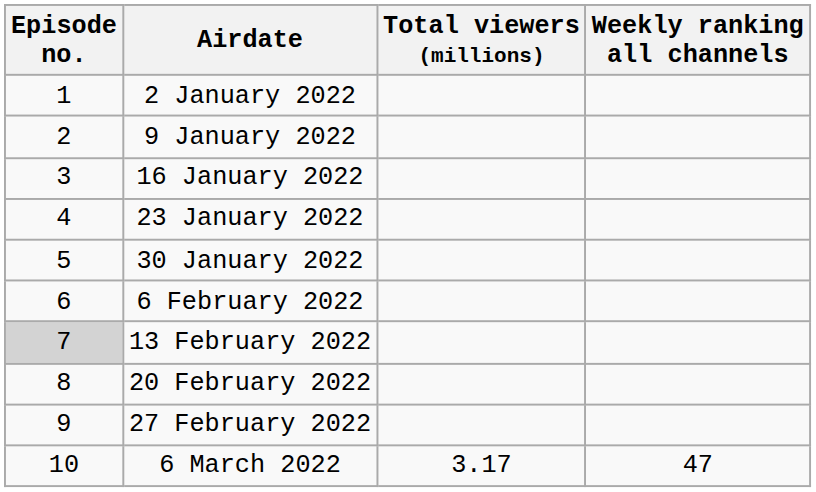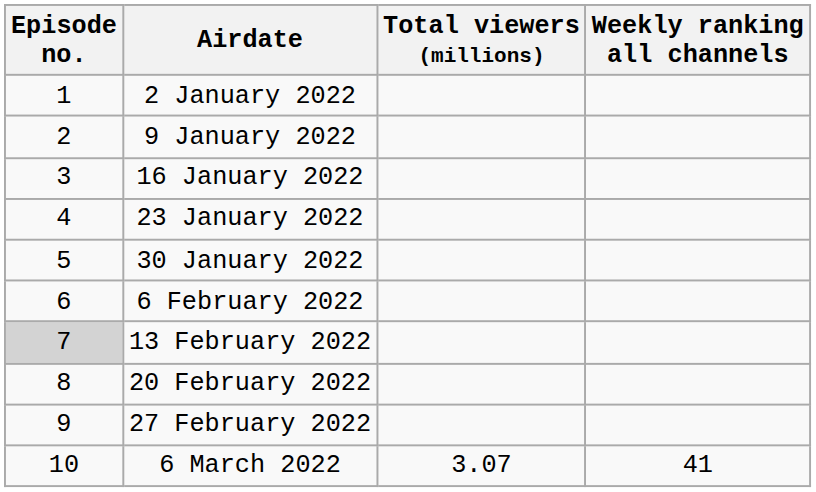(481, 466) 3.17 -> (481, 466) 3.07
(698, 466) 47 -> (698, 466) 41
